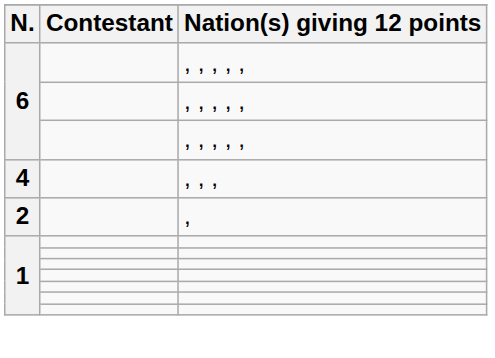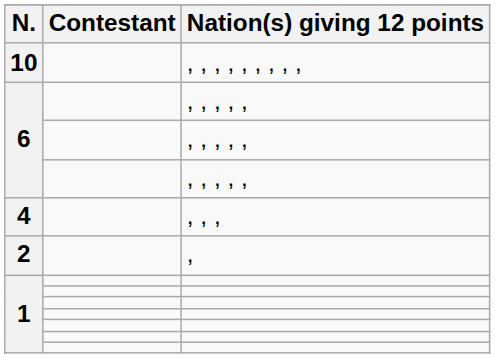+ row: (24, 62)
